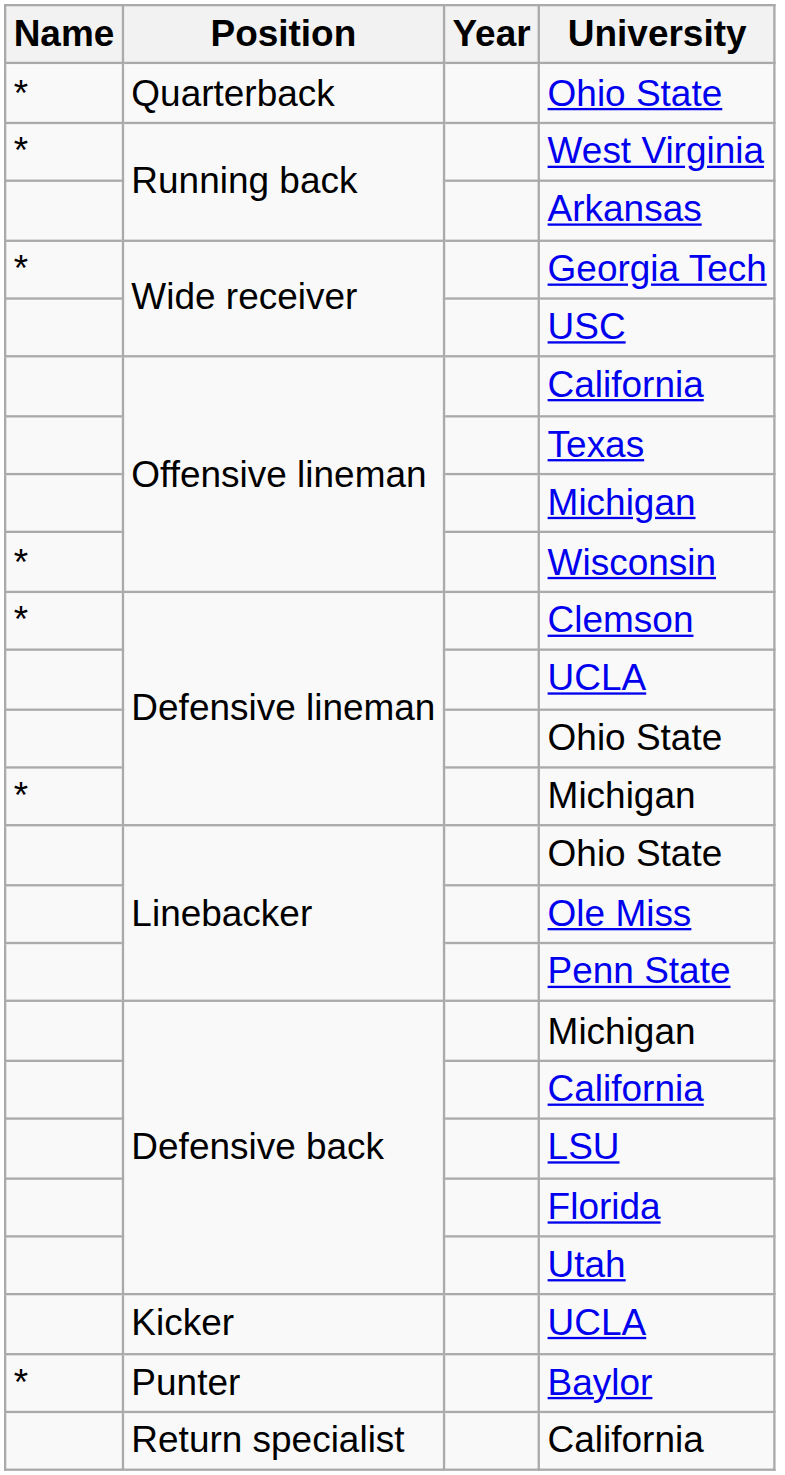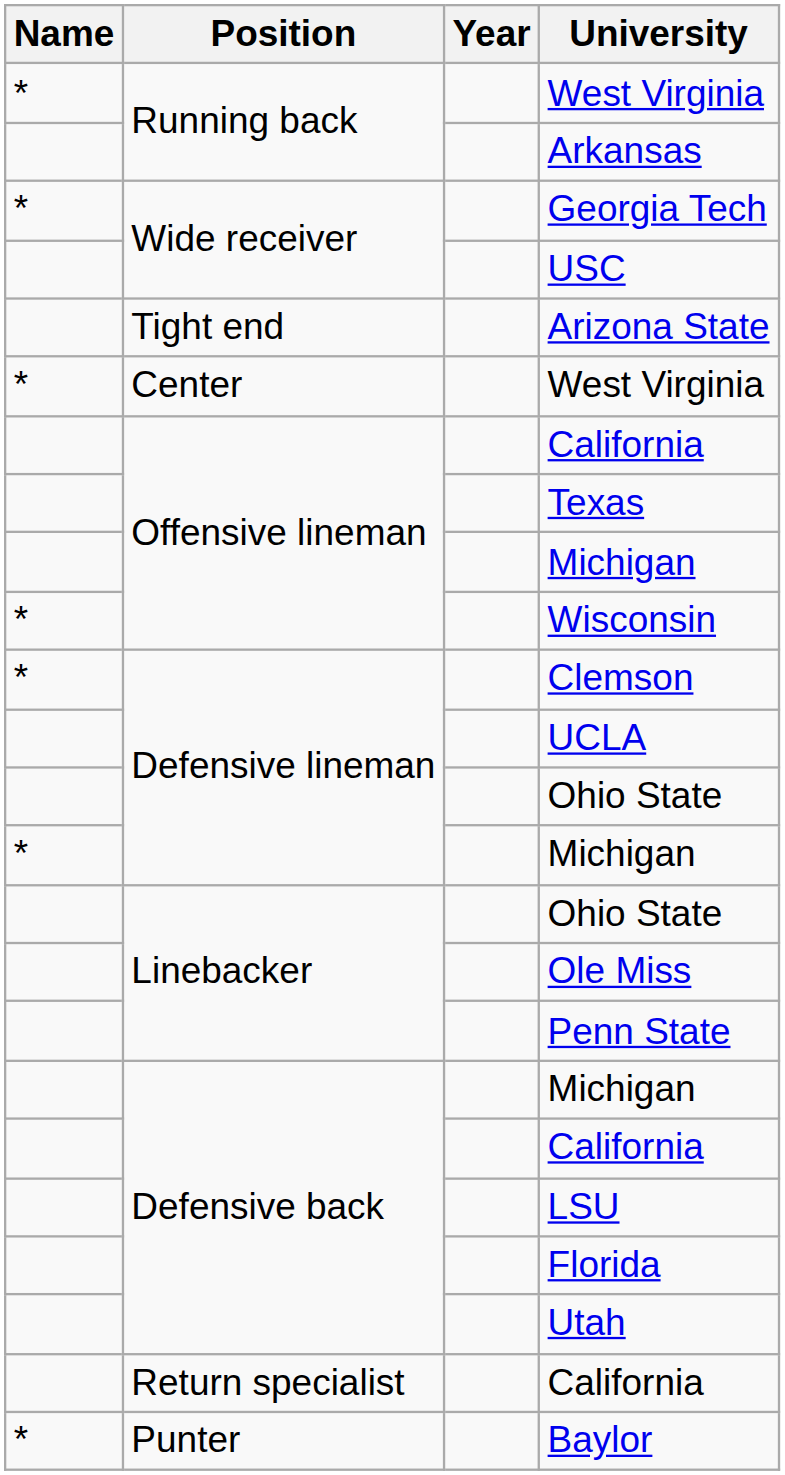- row: (233, 92)
+ row: (208, 326)
+ row: (187, 385)
- row: (183, 1323)
rows swapped: (186, 1381) <-> (268, 1440)
